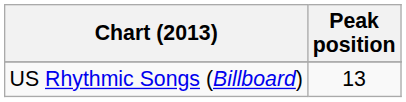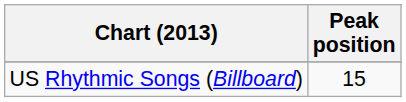(354, 79) 13 -> (354, 79) 15
